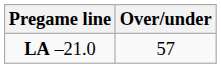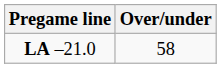(166, 48) 57 -> (166, 48) 58
